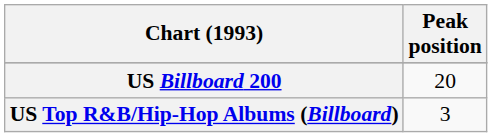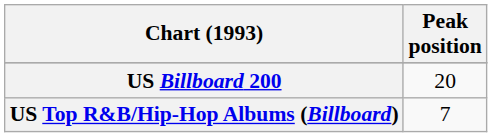(445, 114) 3 -> (445, 114) 7
